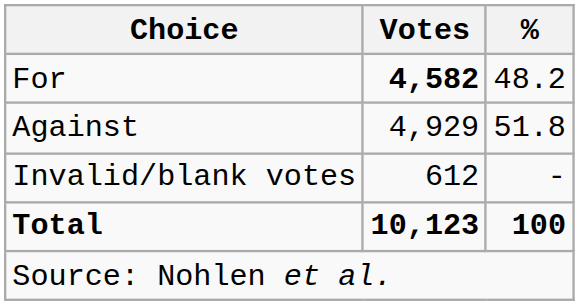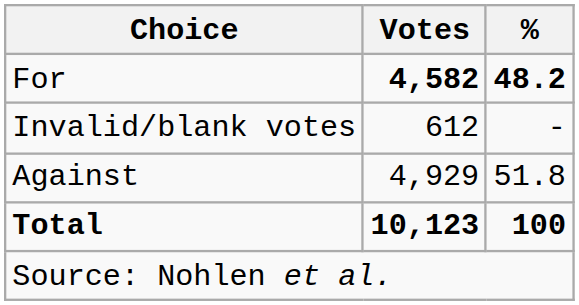(530, 79) normal -> (530, 79) bold
rows swapped: (76, 128) <-> (184, 177)
